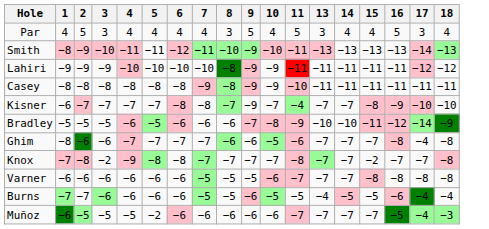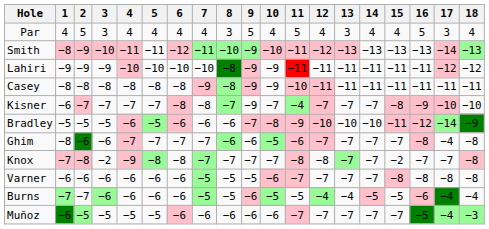+ column: (322, 13)
(155, 214) −2 -> (155, 214) −5
